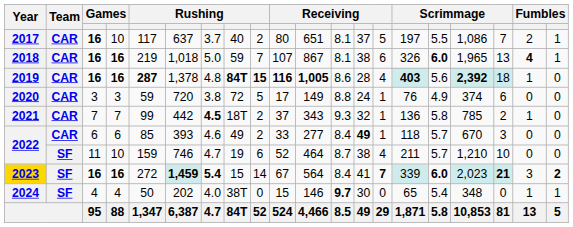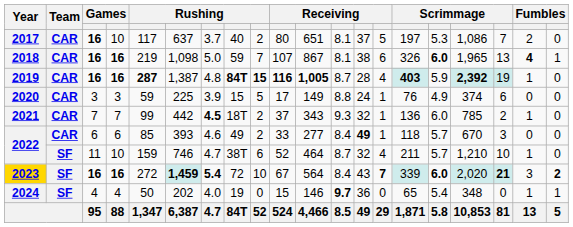(439, 39) 5.5 -> (439, 39) 5.3
(557, 39) 1 -> (557, 39) 0
(183, 58) 1,018 -> (183, 58) 1,098
(183, 77) 1,378 -> (183, 77) 1,387
(343, 77) 8.6 -> (343, 77) 8.7
(439, 77) 5.6 -> (439, 77) 5.9
(503, 77) 18 -> (503, 77) 19
(183, 96) 720 -> (183, 96) 225
(212, 96) 3.8 -> (212, 96) 3.9
(237, 96) 72 -> (237, 96) 15
(439, 116) 5.8 -> (439, 116) 6.0
(237, 154) 19 -> (237, 154) 38T
(363, 154) 38 -> (363, 154) 32
(529, 154) 0 -> (529, 154) 1
(237, 174) 15 -> (237, 174) 72
(260, 174) 14 -> (260, 174) 10
(363, 174) 41 -> (363, 174) 43
(472, 174) 2,023 -> (472, 174) 2,020
(237, 193) 38T -> (237, 193) 19
(363, 193) 30 -> (363, 193) 36
